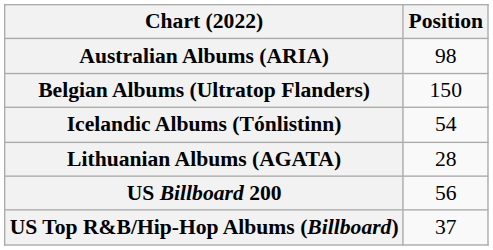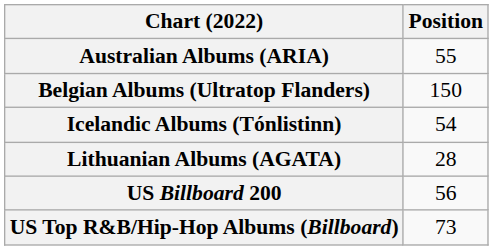(446, 55) 98 -> (446, 55) 55
(446, 227) 37 -> (446, 227) 73
